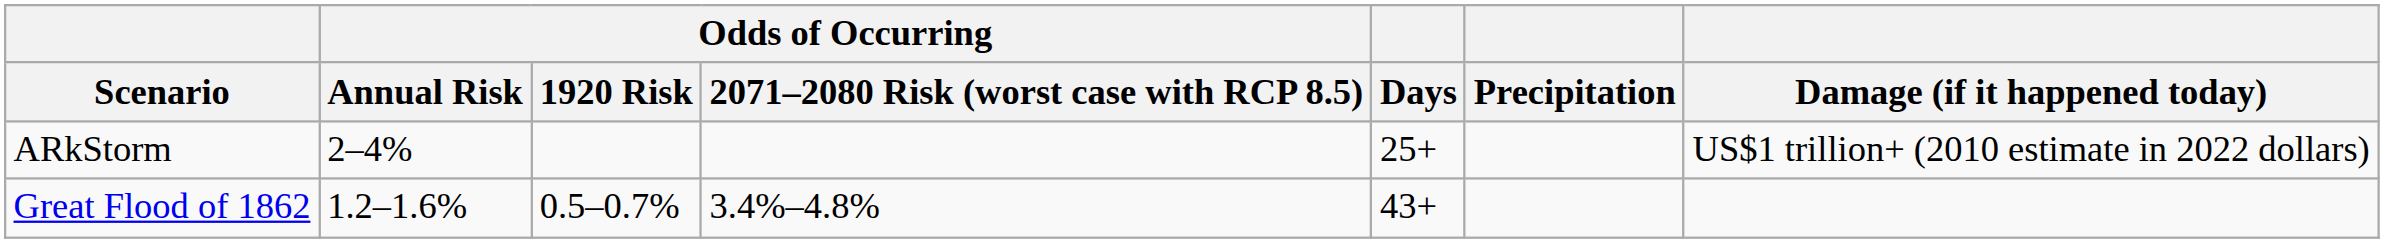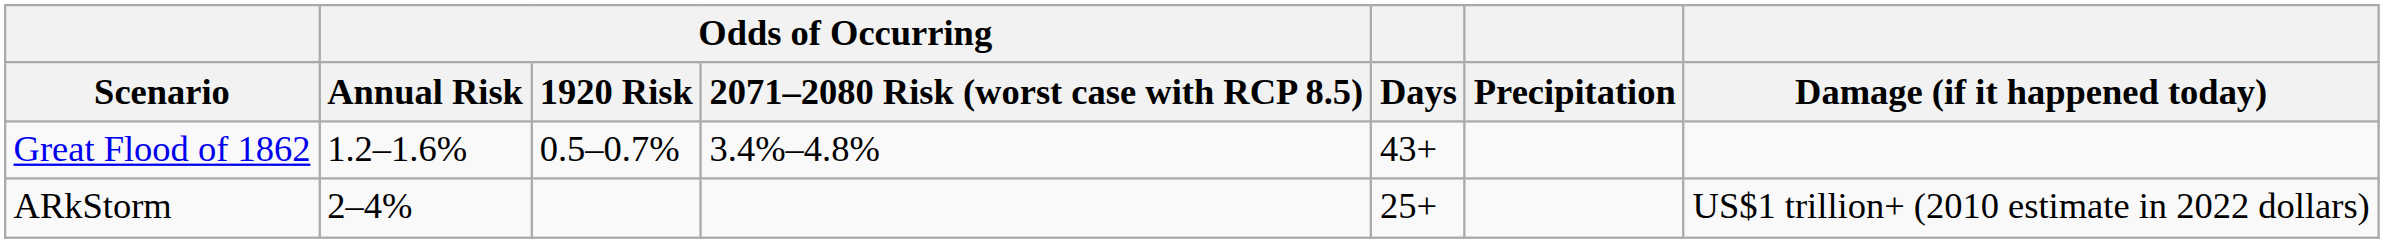rows swapped: (162, 206) <-> (93, 149)
